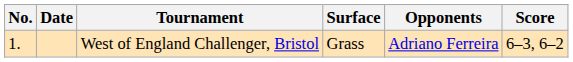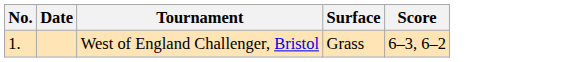- column: (443, 17)
